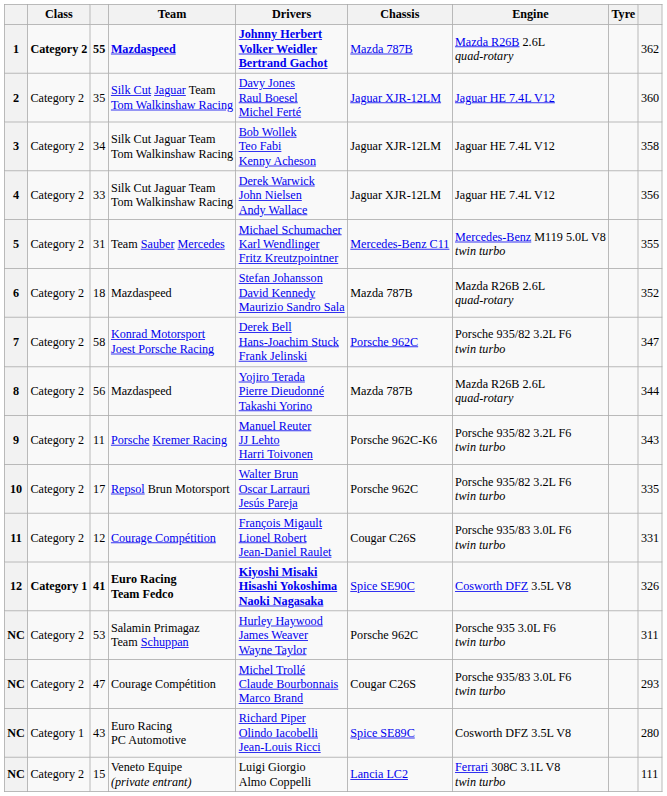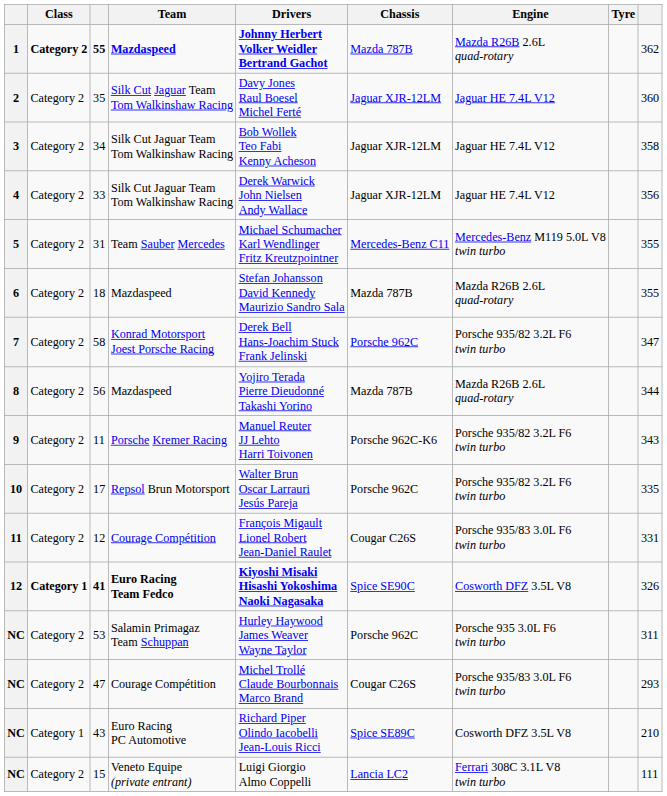(650, 293) 352 -> (650, 293) 355
(650, 733) 280 -> (650, 733) 210
